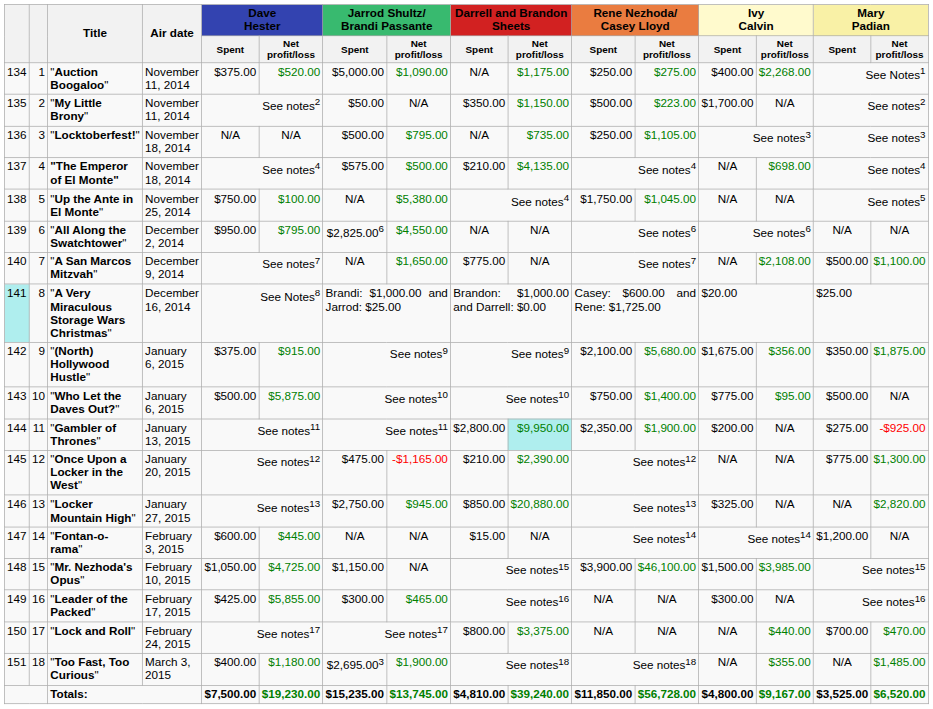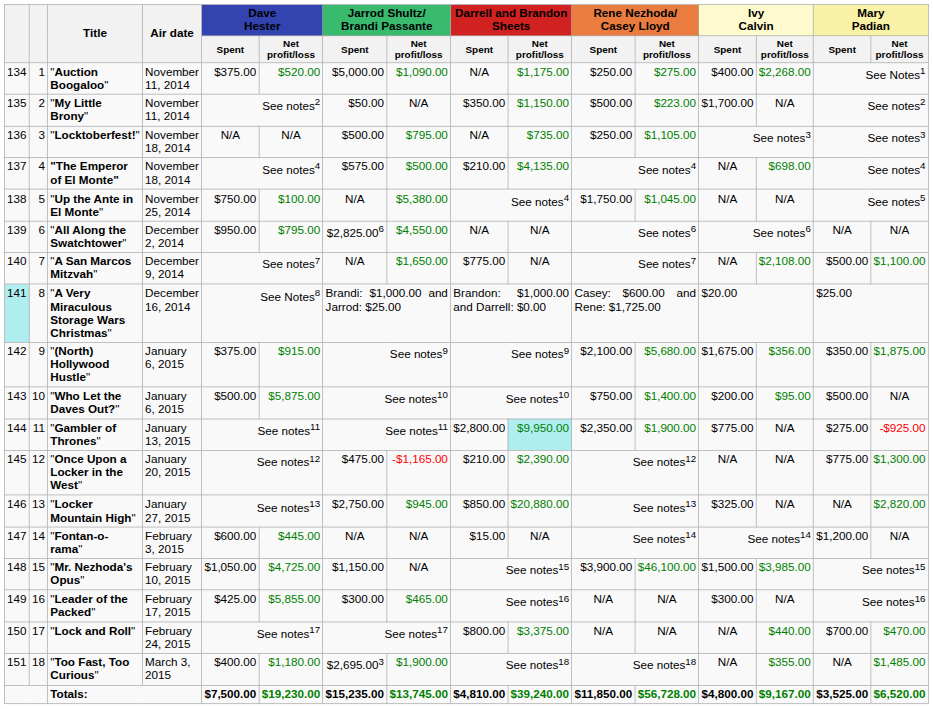(732, 396) $775.00 -> (732, 396) $200.00
(732, 428) $200.00 -> (732, 428) $775.00
